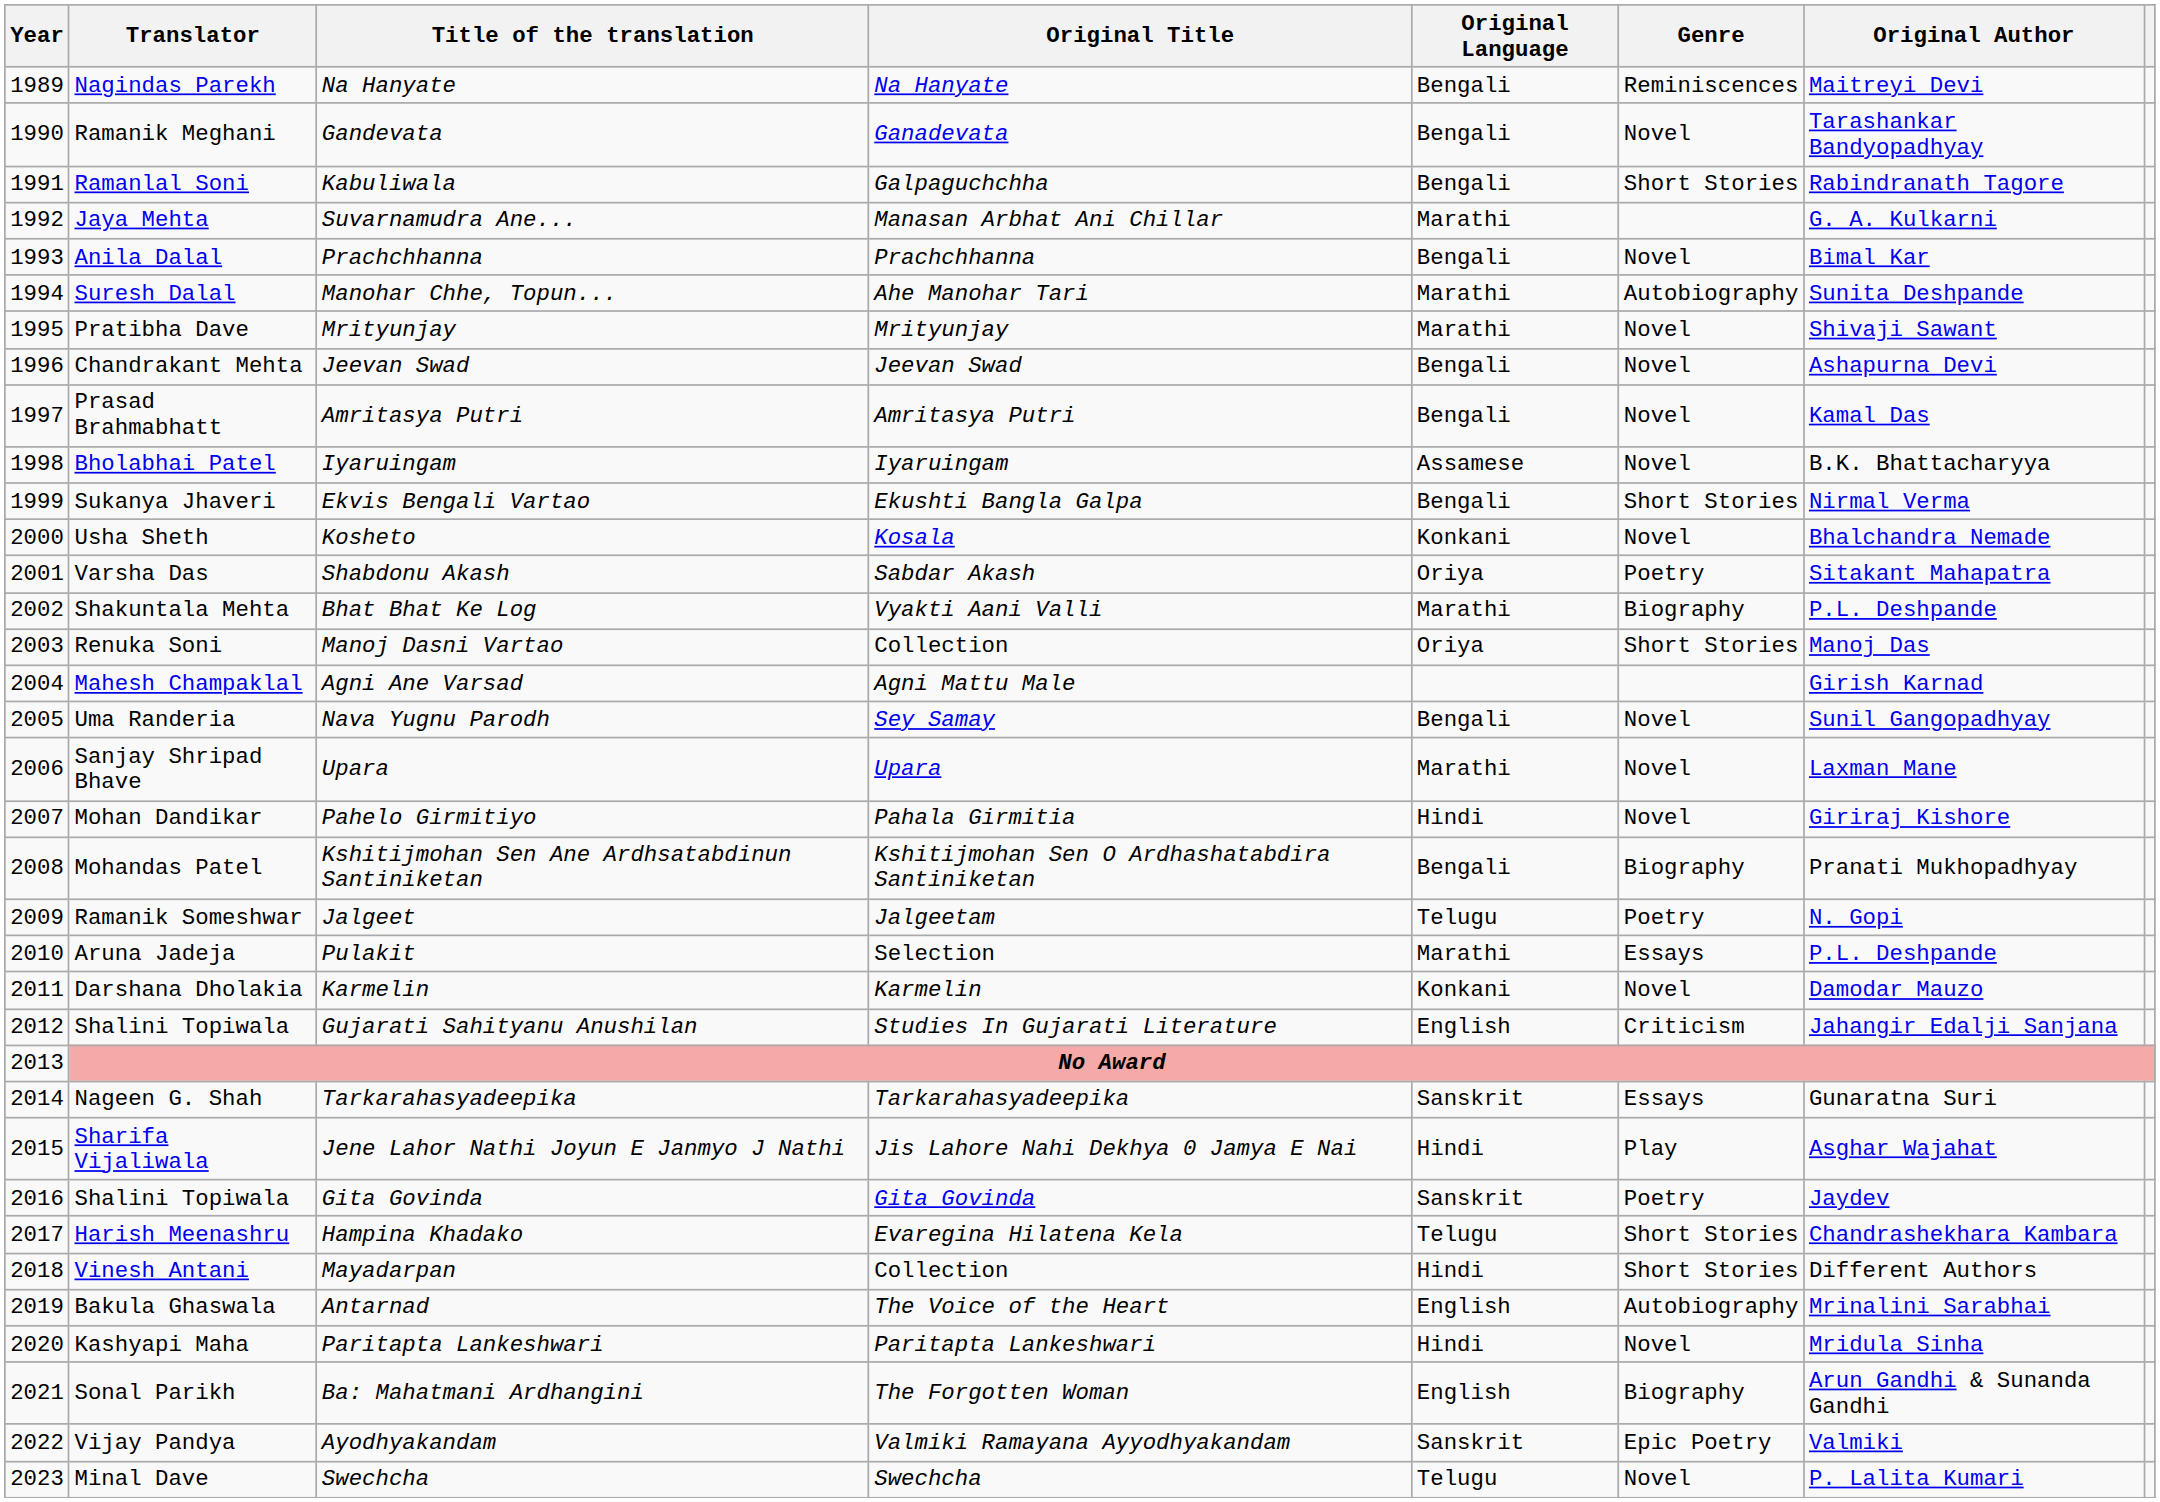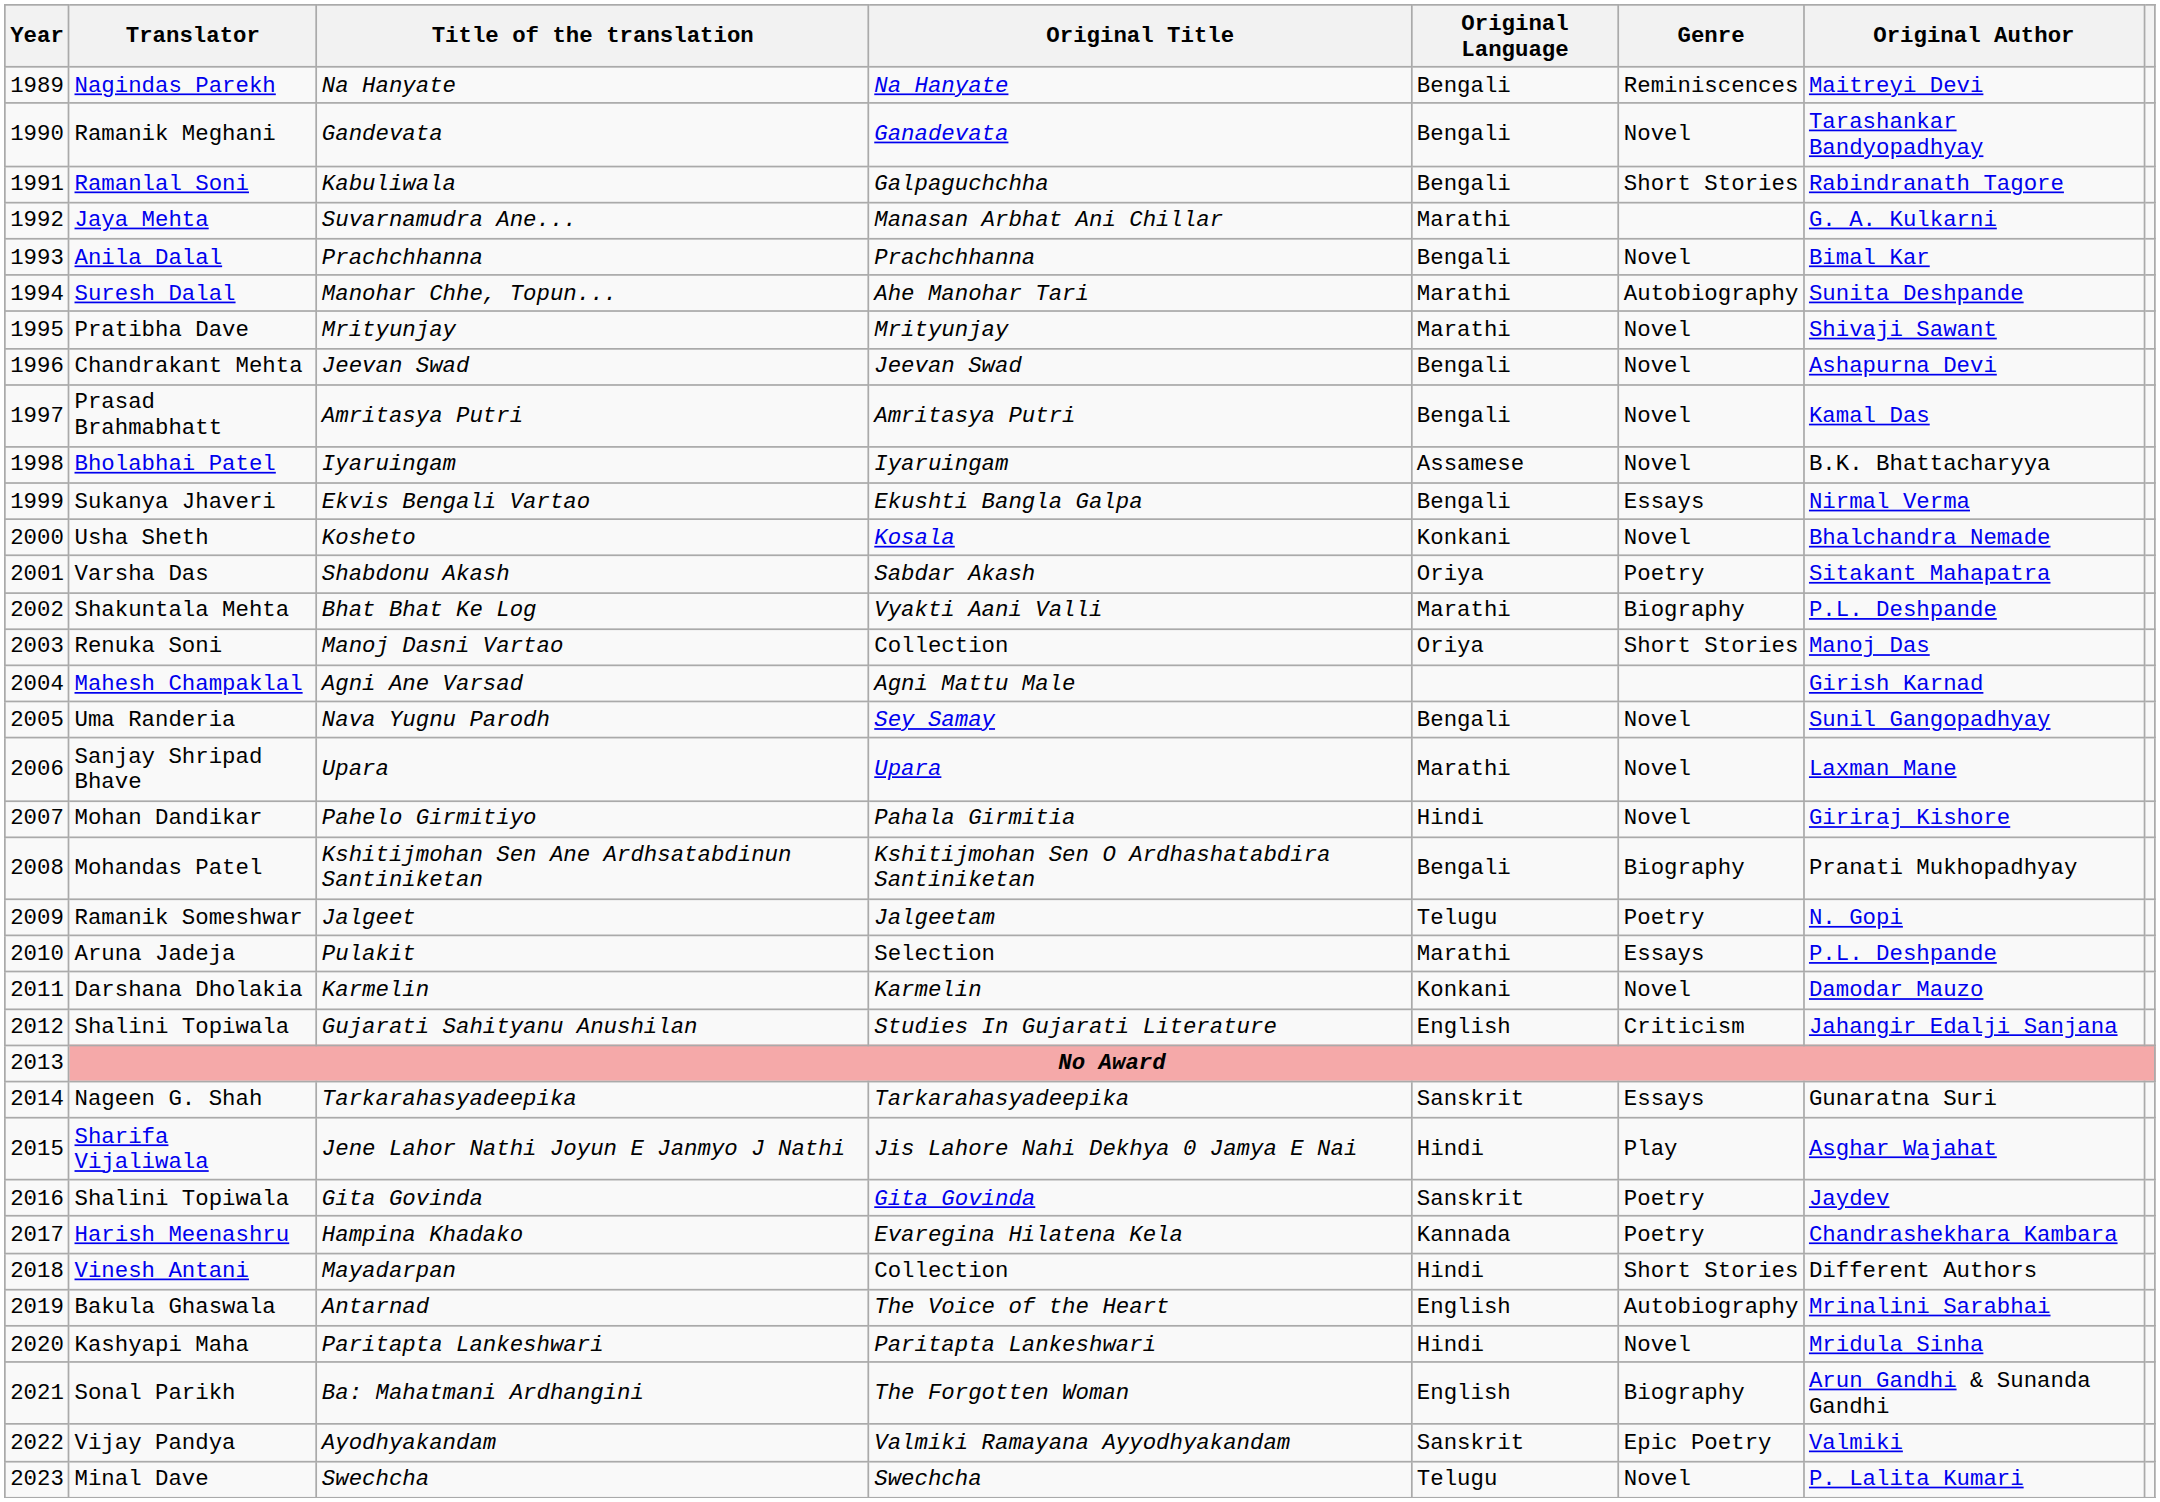(1711, 501) Short Stories -> (1664, 501) Essays
(1457, 1235) Telugu -> (1464, 1235) Kannada
(1711, 1235) Short Stories -> (1664, 1235) Poetry
